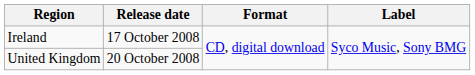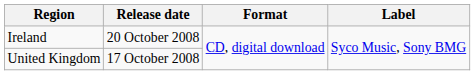(153, 37) 17 October 2008 -> (153, 37) 20 October 2008
(153, 59) 20 October 2008 -> (153, 59) 17 October 2008
